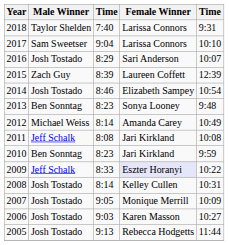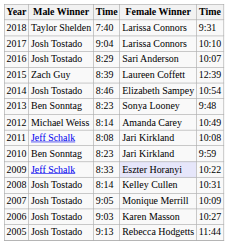(59, 43) Sam Sweetser -> (57, 43) Josh Tostado
